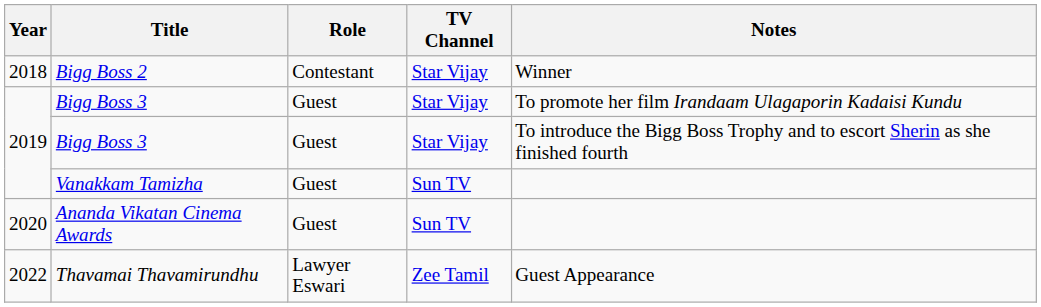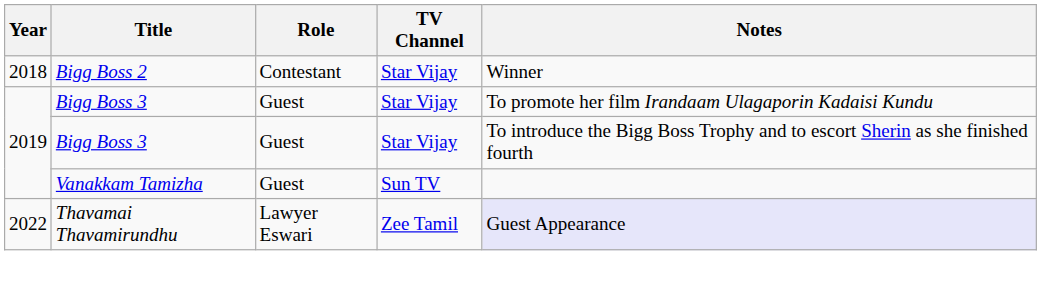- row: (28, 224)
(585, 275) no background -> (556, 224) lavender background
